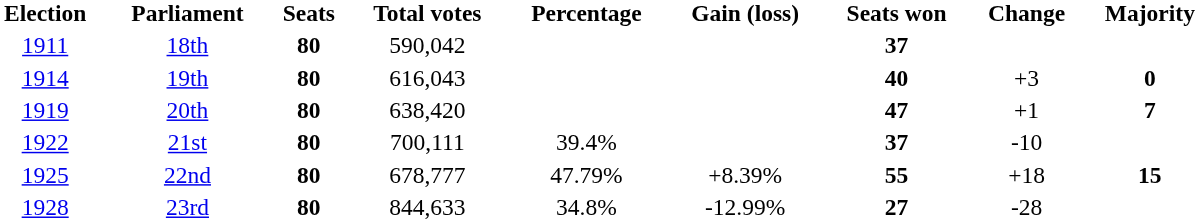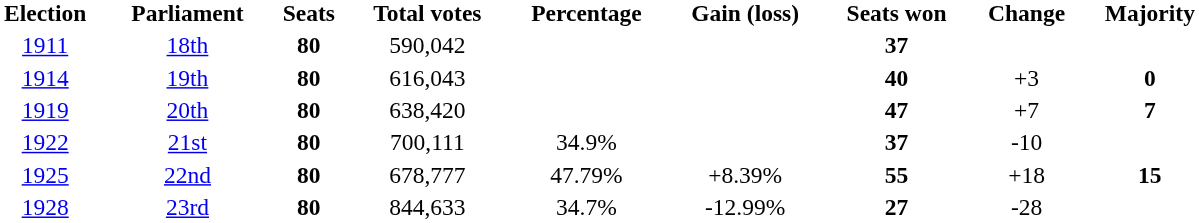(1027, 110) +1 -> (1027, 110) +7
(586, 142) 39.4% -> (586, 142) 34.9%
(586, 207) 34.8% -> (586, 207) 34.7%
